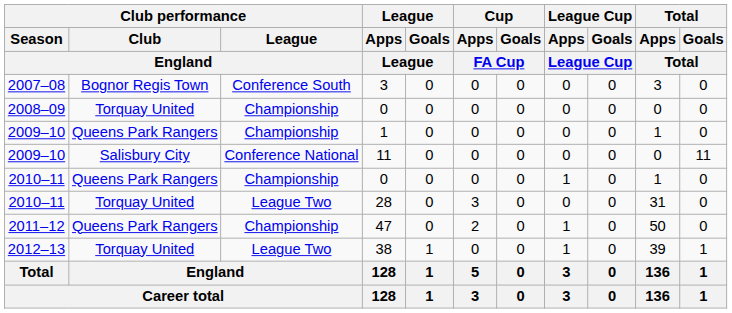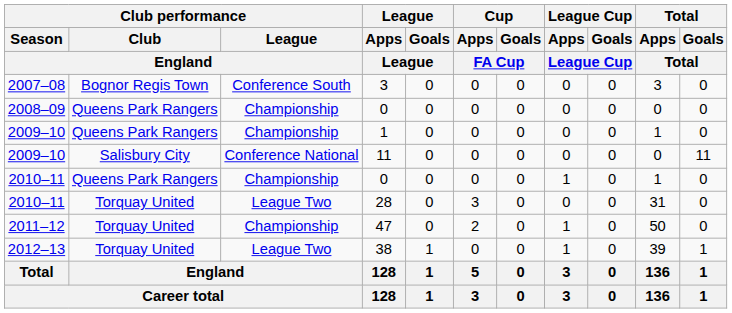(145, 109) Torquay United -> (145, 109) Queens Park Rangers
(145, 226) Queens Park Rangers -> (145, 226) Torquay United
